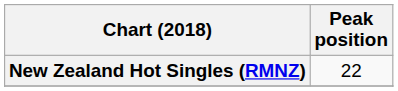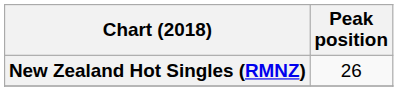(351, 70) 22 -> (351, 70) 26
